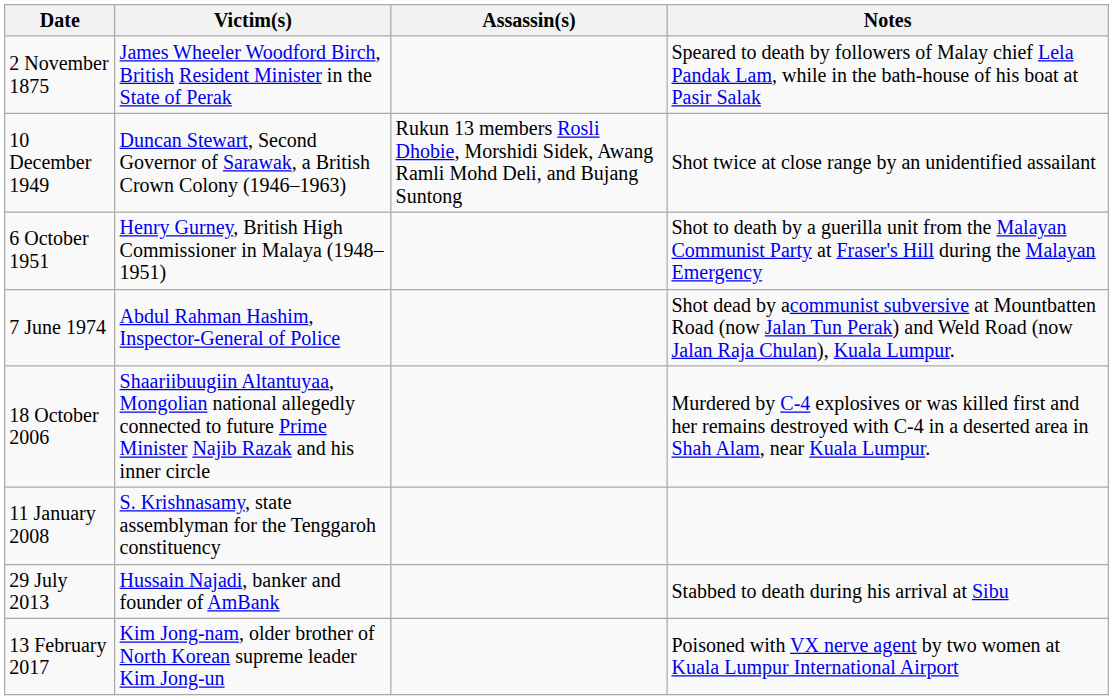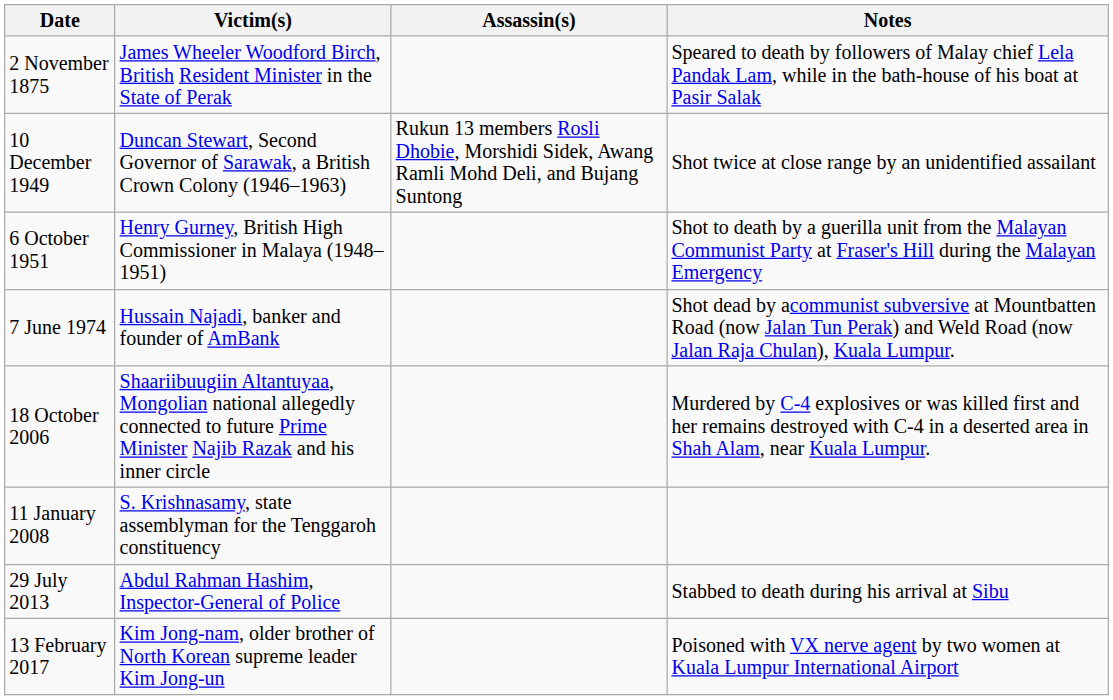(230, 327) Abdul Rahman Hashim, Inspector-General of Police -> (230, 327) Hussain Najadi, banker and founder of AmBank
(230, 591) Hussain Najadi, banker and founder of AmBank -> (230, 591) Abdul Rahman Hashim, Inspector-General of Police
